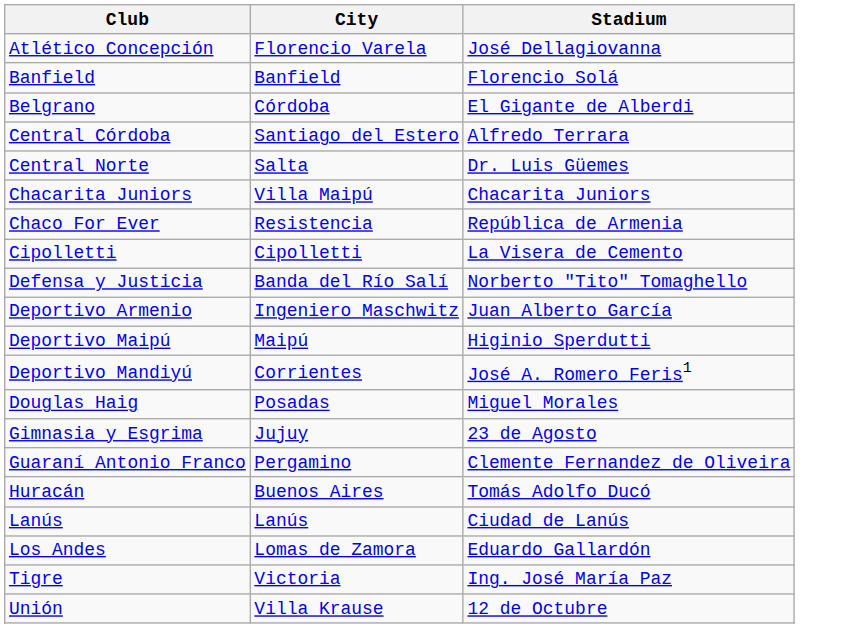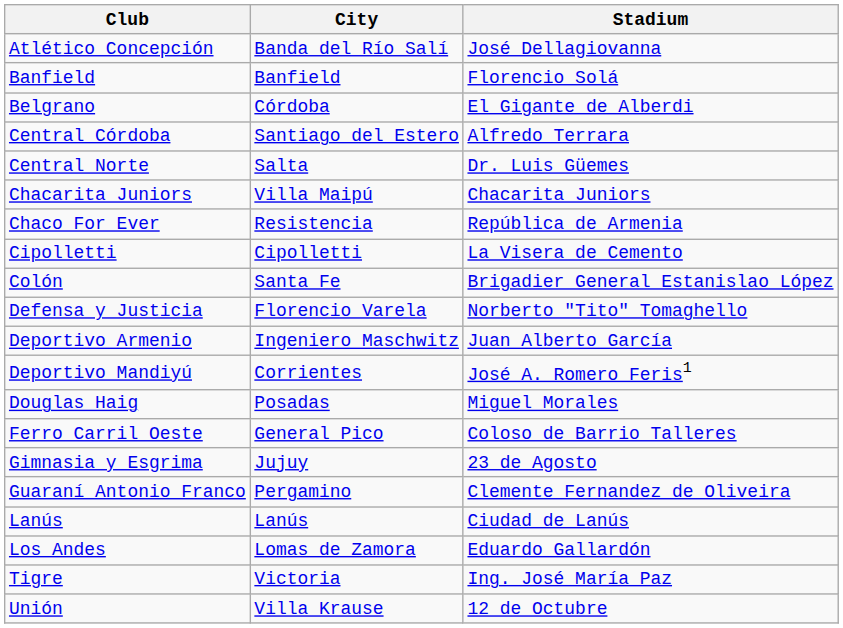(340, 49) Florencio Varela -> (351, 49) Banda del Río Salí
+ row: (36, 282)
(351, 282) Banda del Río Salí -> (340, 312) Florencio Varela
- row: (90, 341)
+ row: (106, 433)
- row: (47, 492)
